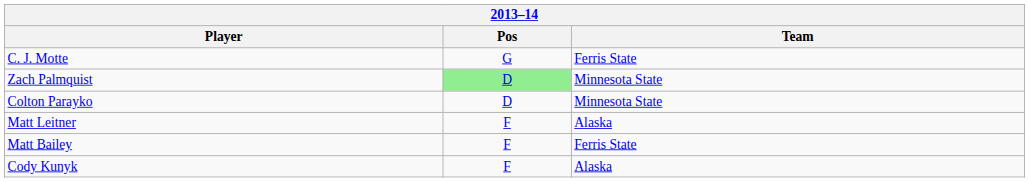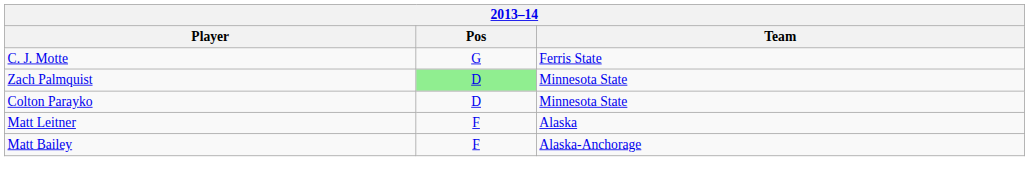(605, 144) Ferris State -> (590, 144) Alaska-Anchorage
- row: (43, 166)
